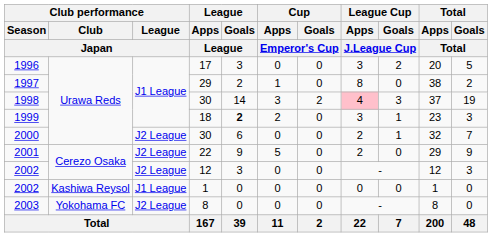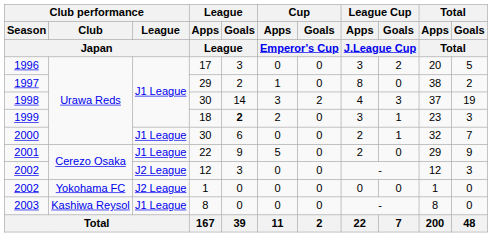(360, 100) pink background -> (360, 100) no background
(161, 135) J2 League -> (161, 135) J1 League
(161, 153) J2 League -> (161, 153) J1 League
(91, 188) Kashiwa Reysol -> (91, 188) Yokohama FC
(161, 188) J1 League -> (161, 188) J2 League
(91, 205) Yokohama FC -> (91, 205) Kashiwa Reysol
(161, 205) J2 League -> (161, 205) J1 League
